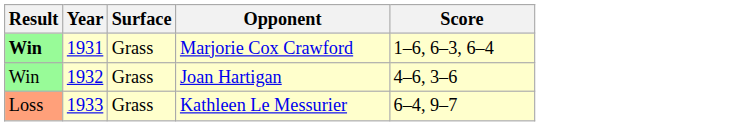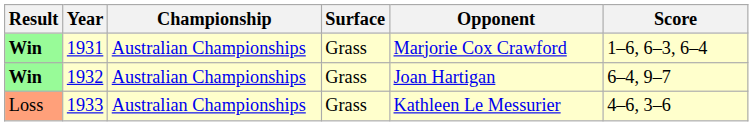+ column: (214, 18)
(24, 76) normal -> (25, 76) bold
(425, 76) 4–6, 3–6 -> (639, 76) 6–4, 9–7
(425, 105) 6–4, 9–7 -> (639, 105) 4–6, 3–6
